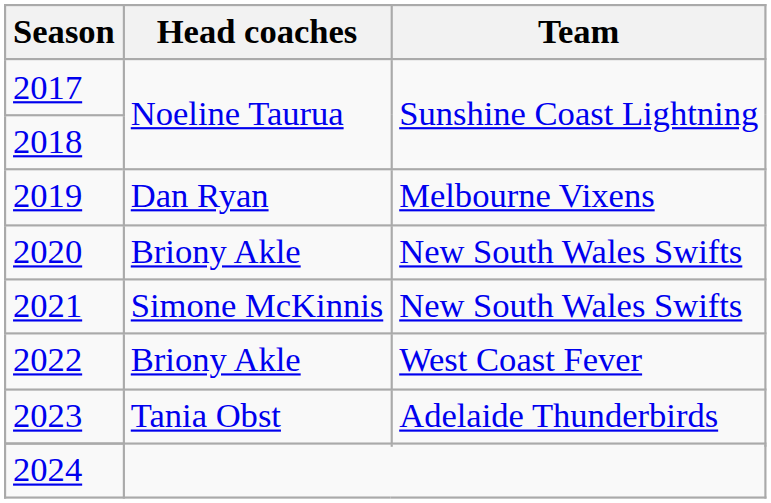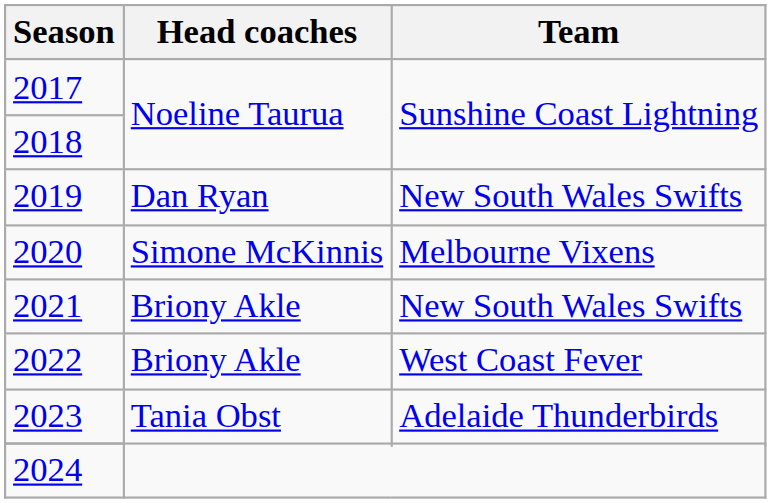(527, 196) Melbourne Vixens -> (571, 196) New South Wales Swifts
(216, 251) Briony Akle -> (257, 251) Simone McKinnis
(571, 251) New South Wales Swifts -> (527, 251) Melbourne Vixens
(257, 305) Simone McKinnis -> (216, 305) Briony Akle
